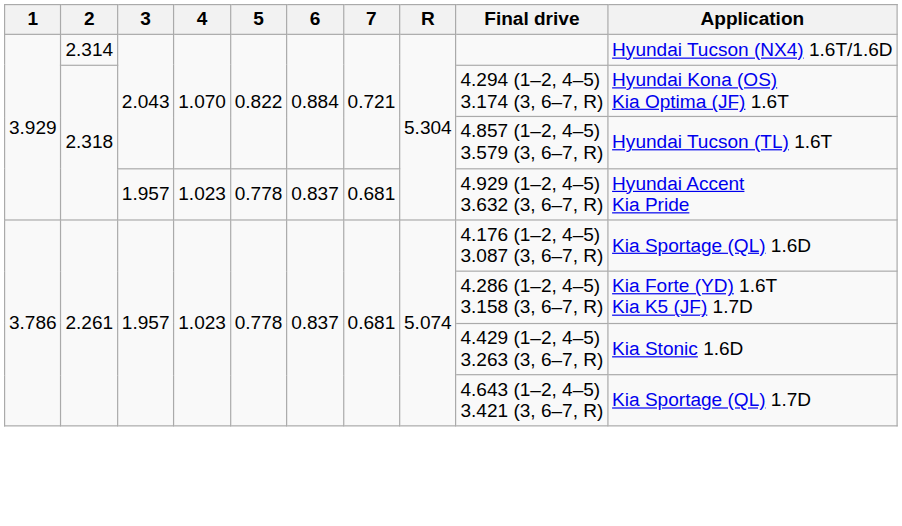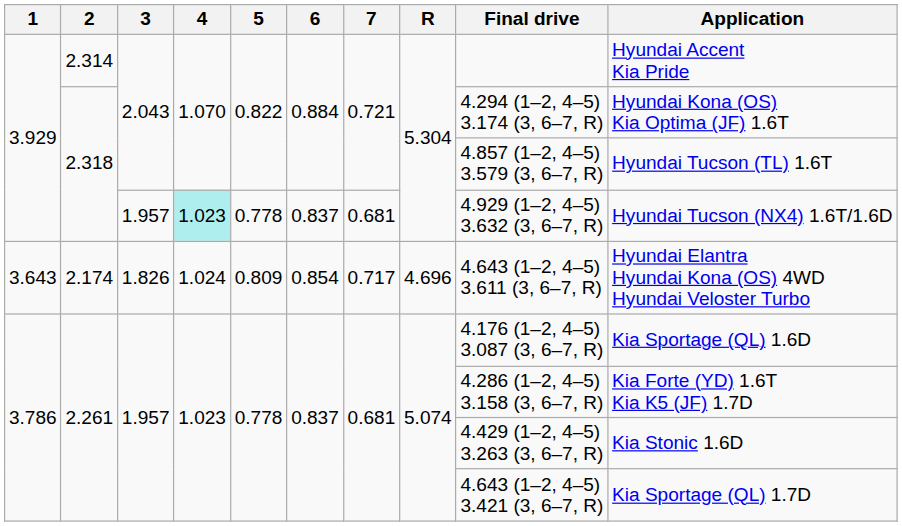(752, 49) Hyundai Tucson (NX4) 1.6T/1.6D -> (678, 60) Hyundai Accent Kia Pride
(202, 193) no background -> (202, 215) paleturquoise background
(678, 193) Hyundai Accent Kia Pride -> (752, 215) Hyundai Tucson (NX4) 1.6T/1.6D
+ row: (89, 277)
